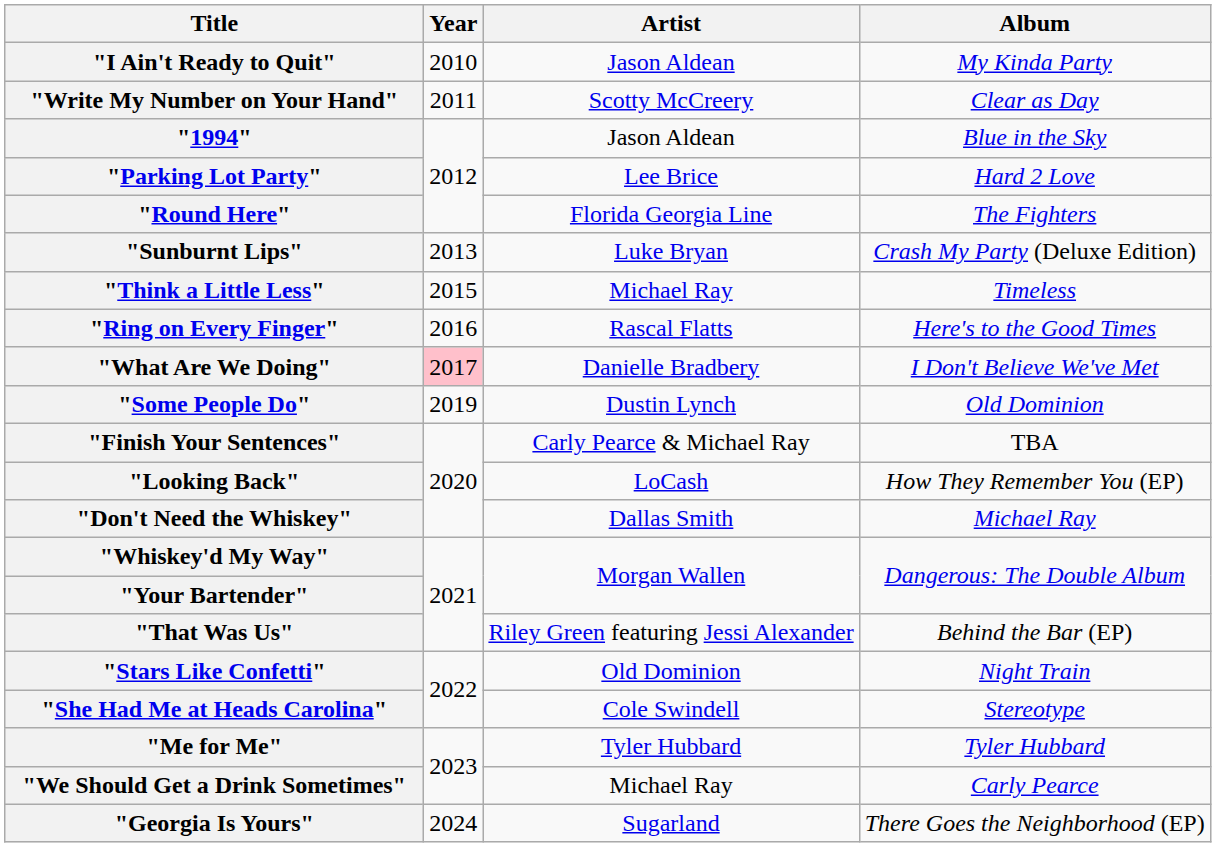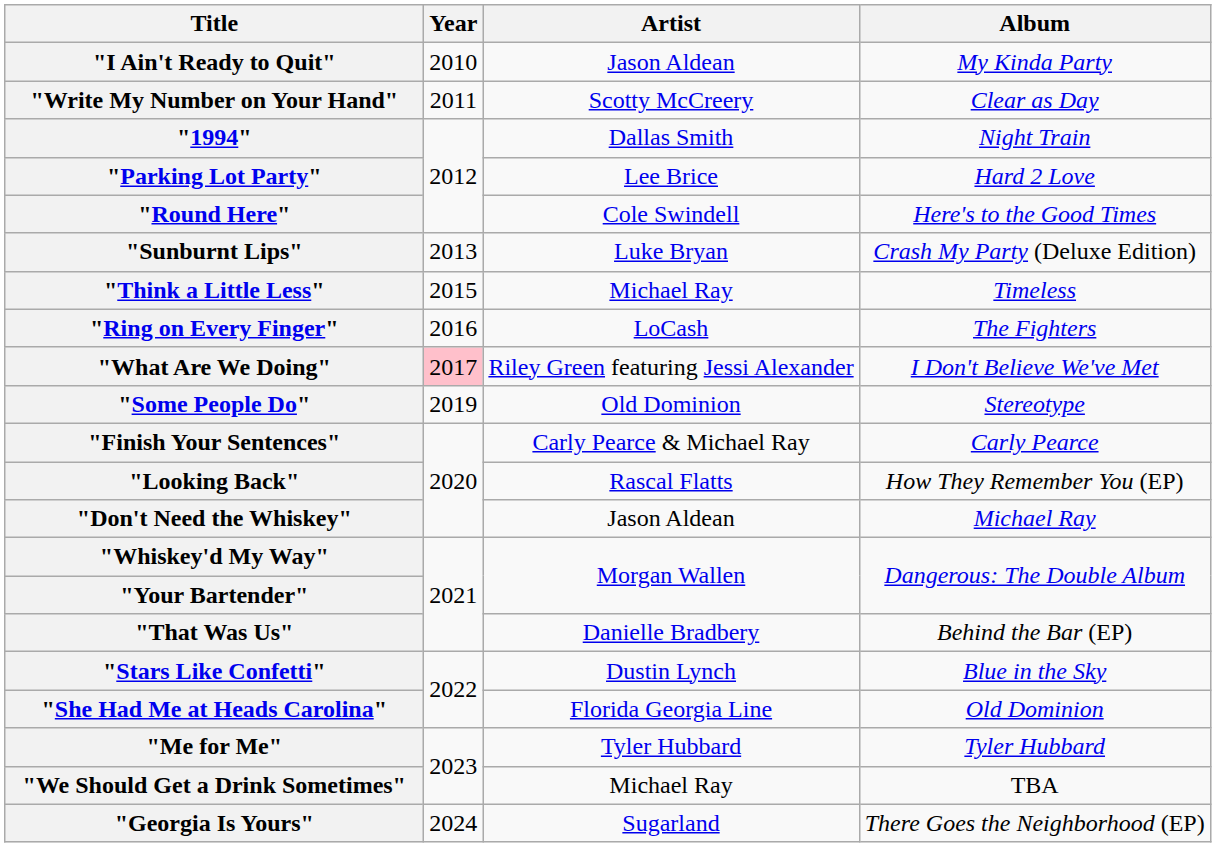(671, 137) Jason Aldean -> (671, 137) Dallas Smith
(1035, 137) Blue in the Sky -> (1035, 137) Night Train
(671, 213) Florida Georgia Line -> (671, 213) Cole Swindell
(1035, 213) The Fighters -> (1035, 213) Here's to the Good Times
(671, 328) Rascal Flatts -> (671, 328) LoCash
(1035, 328) Here's to the Good Times -> (1035, 328) The Fighters
(671, 366) Danielle Bradbery -> (671, 366) Riley Green featuring Jessi Alexander
(671, 404) Dustin Lynch -> (671, 404) Old Dominion
(1035, 404) Old Dominion -> (1035, 404) Stereotype
(1035, 442) TBA -> (1035, 442) Carly Pearce
(671, 480) LoCash -> (671, 480) Rascal Flatts
(671, 518) Dallas Smith -> (671, 518) Jason Aldean
(671, 632) Riley Green featuring Jessi Alexander -> (671, 632) Danielle Bradbery
(671, 670) Old Dominion -> (671, 670) Dustin Lynch
(1035, 670) Night Train -> (1035, 670) Blue in the Sky
(671, 708) Cole Swindell -> (671, 708) Florida Georgia Line
(1035, 708) Stereotype -> (1035, 708) Old Dominion
(1035, 784) Carly Pearce -> (1035, 784) TBA
